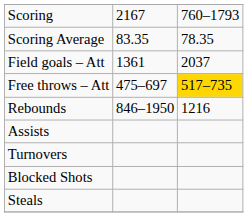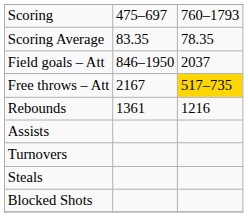(131, 16) 2167 -> (142, 16) 475–697
(131, 62) 1361 -> (145, 62) 846–1950
(142, 85) 475–697 -> (131, 85) 2167
(145, 108) 846–1950 -> (131, 108) 1361
rows swapped: (25, 200) <-> (50, 177)
